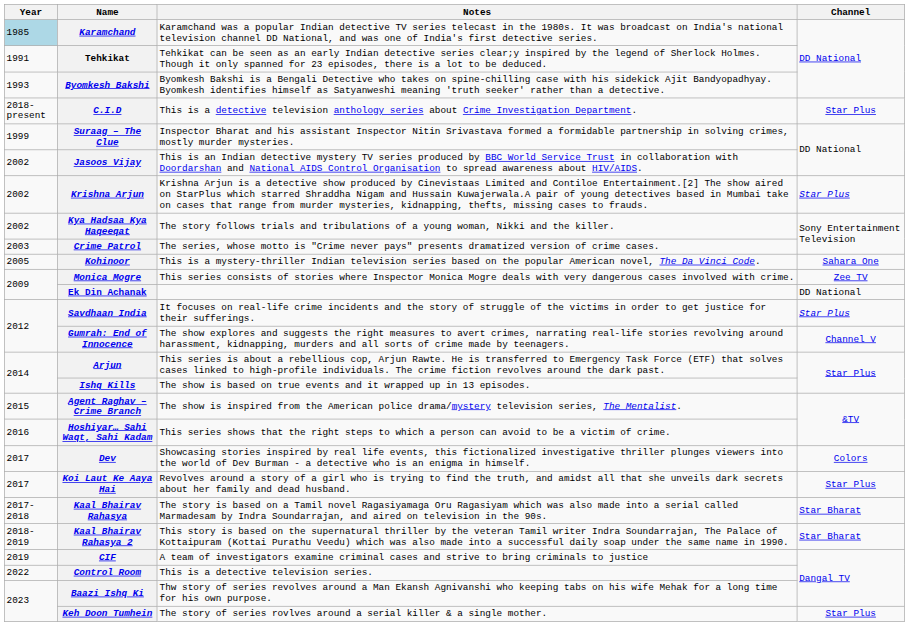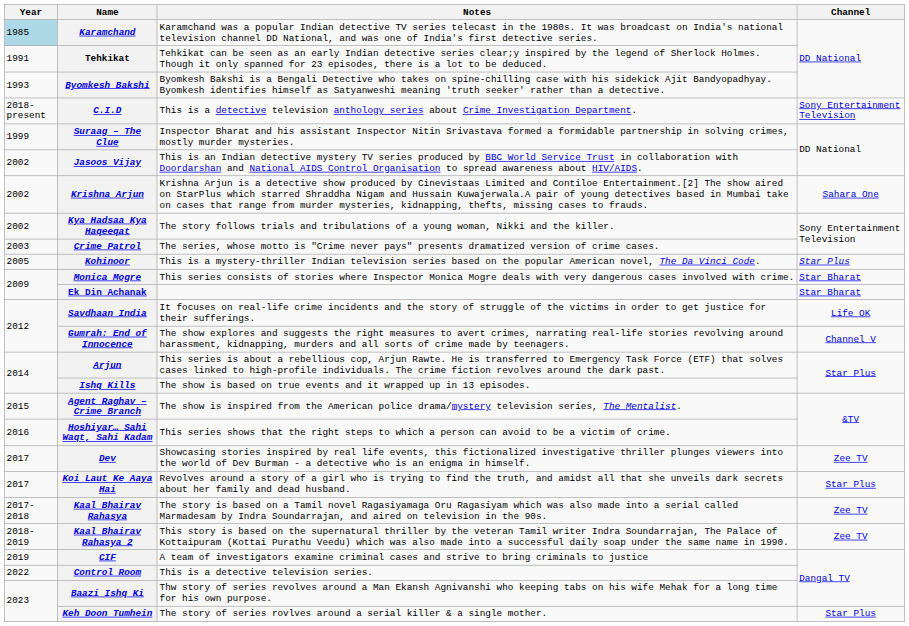(851, 111) Star Plus -> (850, 111) Sony Entertainment Television
(824, 194) Star Plus -> (851, 194) Sahara One
(851, 262) Sahara One -> (824, 262) Star Plus
(851, 277) Zee TV -> (830, 277) Star Bharat
(830, 292) DD National -> (830, 292) Star Bharat
(824, 313) Star Plus -> (851, 313) Life OK
(851, 458) Colors -> (851, 458) Zee TV
(830, 511) Star Bharat -> (851, 511) Zee TV
(830, 537) Star Bharat -> (851, 537) Zee TV
